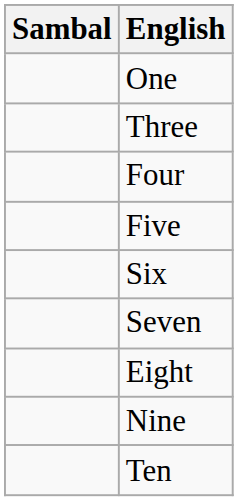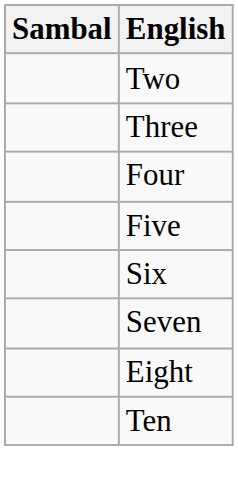- row: (152, 77)
+ row: (153, 77)
- row: (156, 420)
